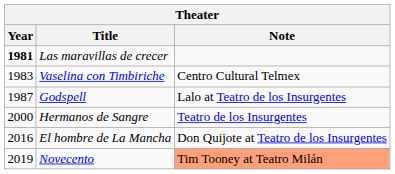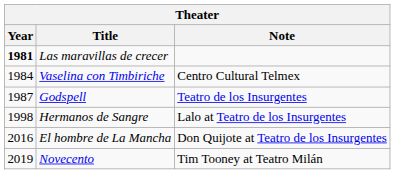(20, 76) 1983 -> (20, 76) 1984
(262, 96) Lalo at Teatro de los Insurgentes -> (242, 96) Teatro de los Insurgentes
(20, 117) 2000 -> (20, 117) 1998
(242, 117) Teatro de los Insurgentes -> (262, 117) Lalo at Teatro de los Insurgentes
(250, 158) lightsalmon background -> (250, 158) no background
